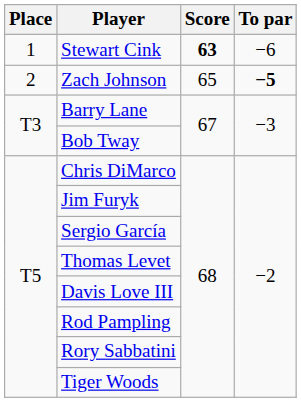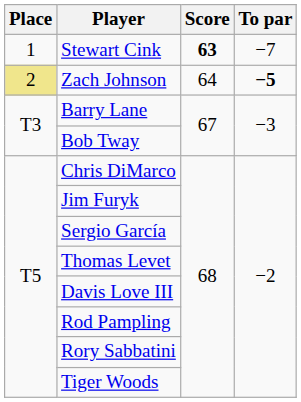(265, 49) −6 -> (265, 49) −7
(31, 79) no background -> (31, 79) khaki background
(207, 79) 65 -> (207, 79) 64
